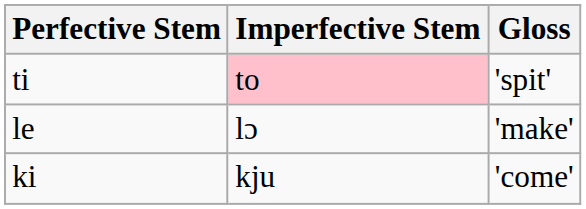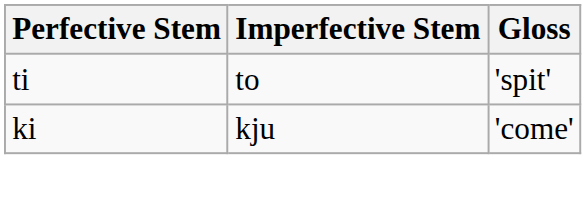(247, 78) pink background -> (247, 78) no background
- row: (23, 128)
